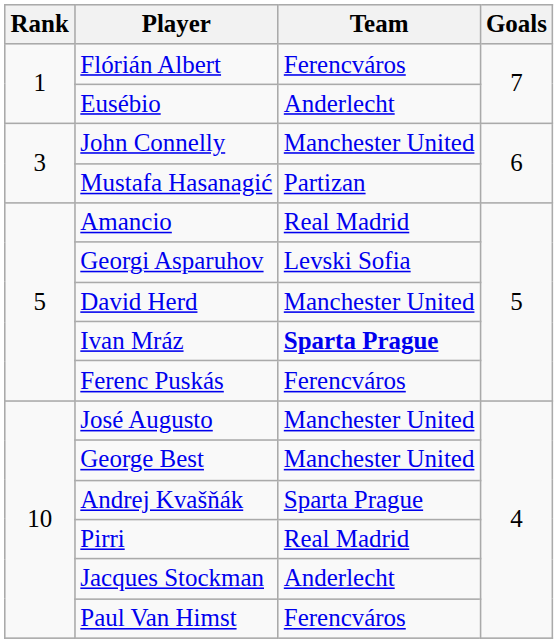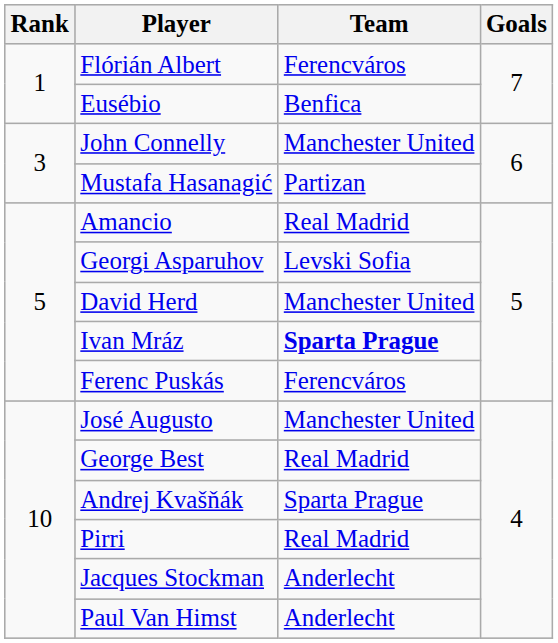(339, 103) Anderlecht -> (323, 103) Benfica
(379, 459) Manchester United -> (347, 459) Real Madrid
(345, 618) Ferencváros -> (339, 618) Anderlecht
